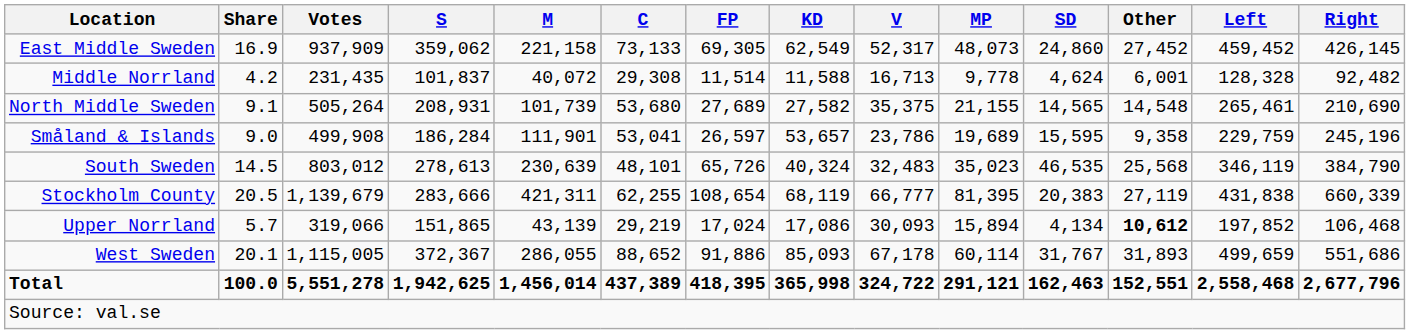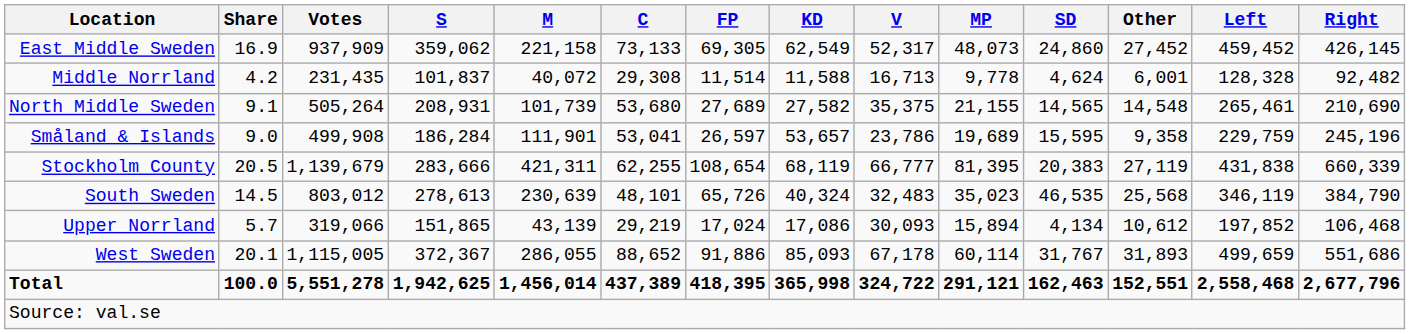rows swapped: (150, 167) <-> (128, 196)
(1156, 226) bold -> (1156, 226) normal
